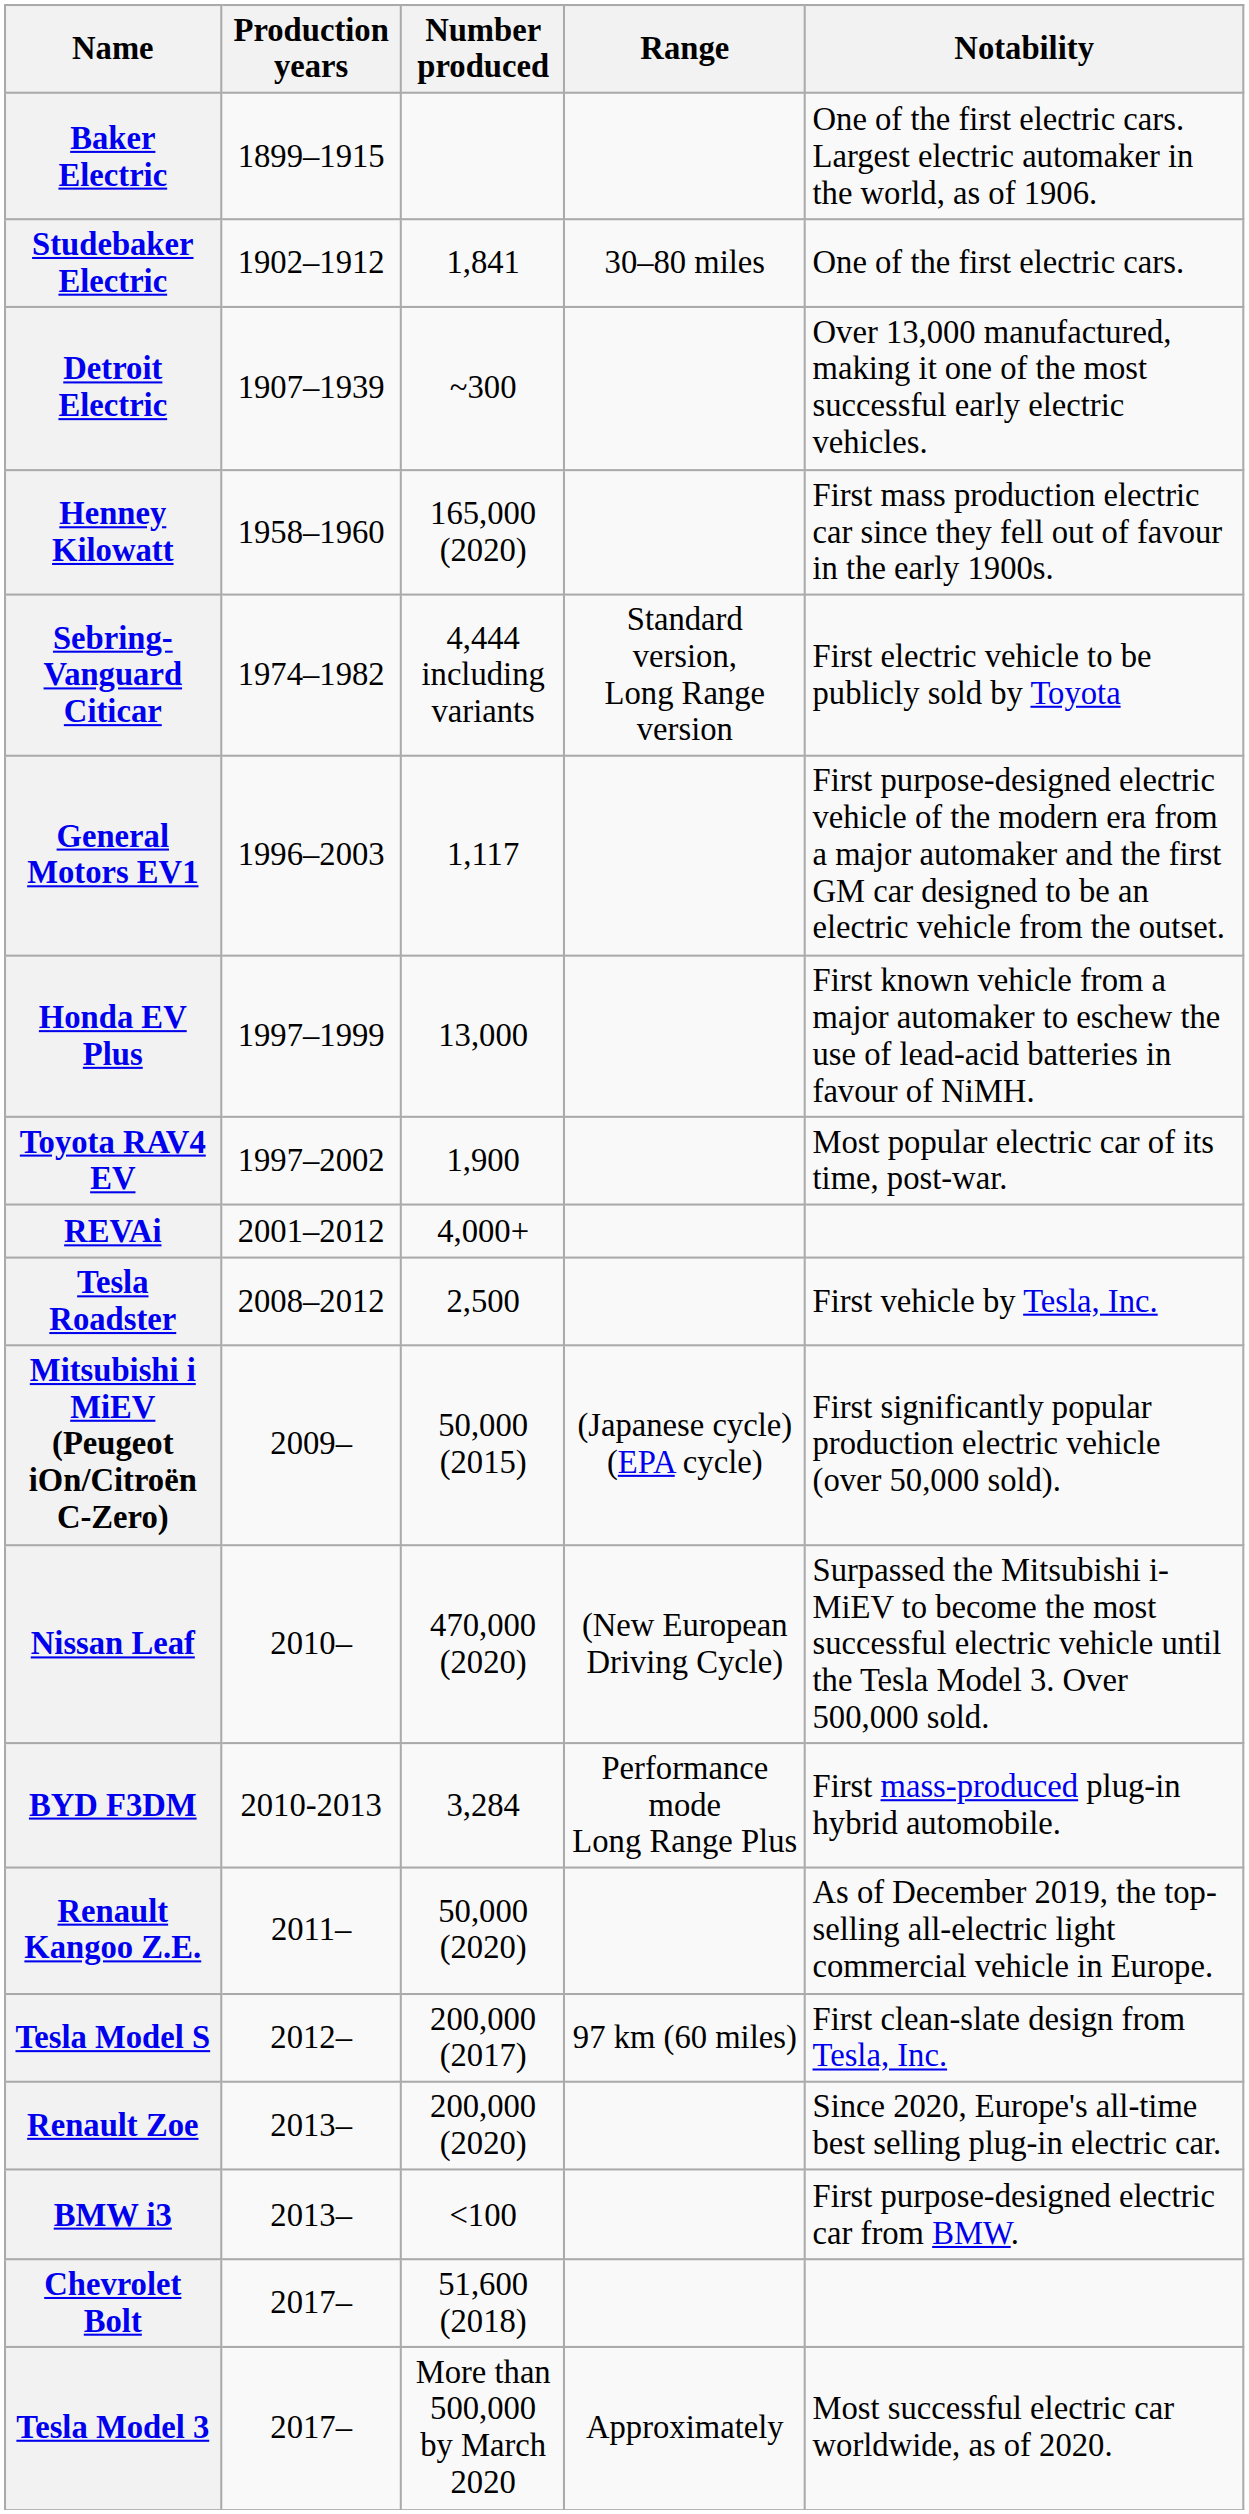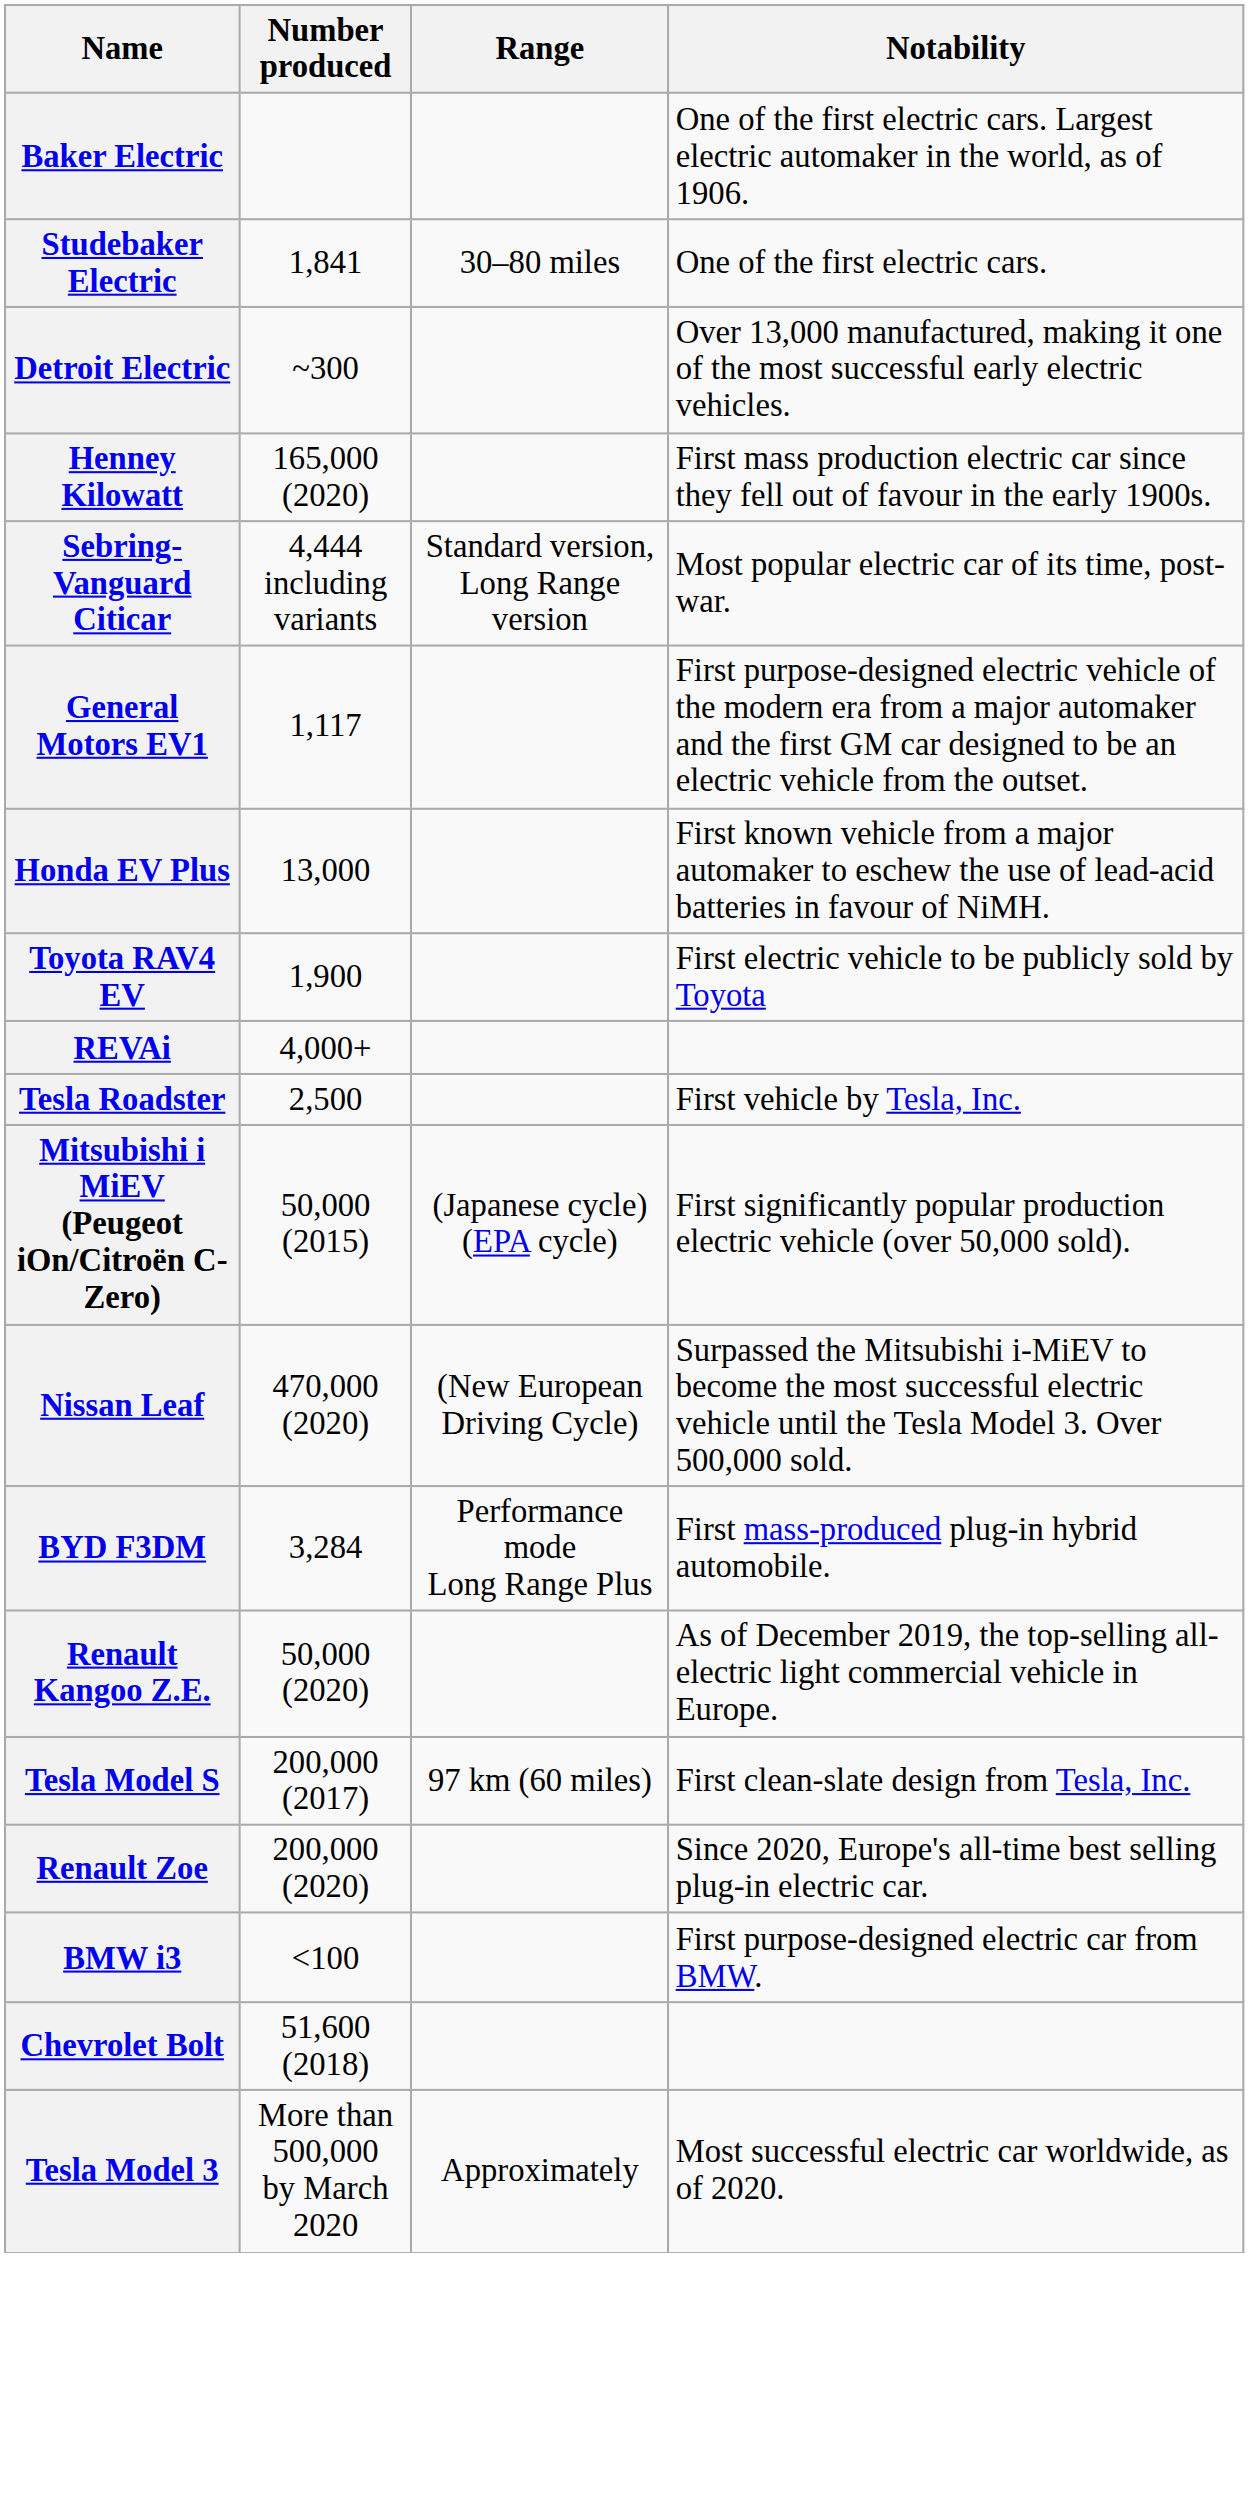- column: (311, 48)
(982, 674) First electric vehicle to be publicly sold by Toyota -> (950, 582) Most popular electric car of its time, post-war.
(1013, 1160) Most popular electric car of its time, post-war. -> (954, 976) First electric vehicle to be publicly sold by Toyota
